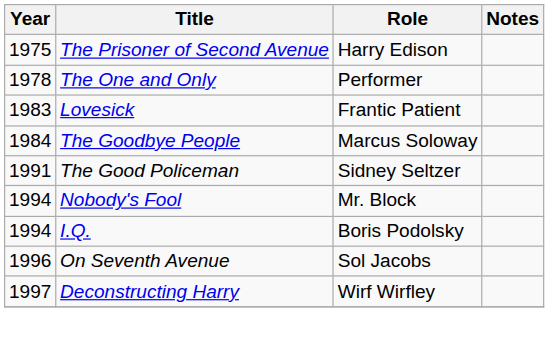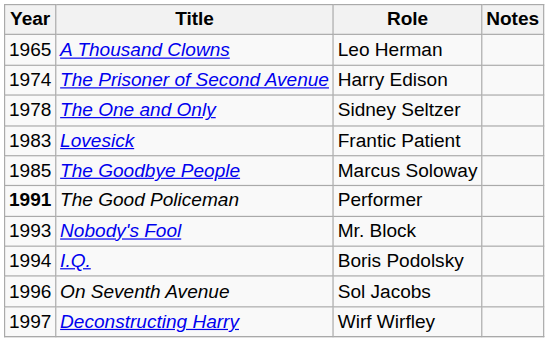+ row: (145, 49)
(30, 49) 1975 -> (30, 79) 1974
(380, 79) Performer -> (399, 110) Sidney Seltzer
(30, 140) 1984 -> (30, 170) 1985
(30, 170) normal -> (30, 200) bold
(399, 170) Sidney Seltzer -> (380, 200) Performer
(30, 200) 1994 -> (30, 230) 1993
